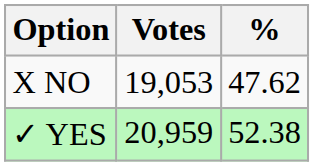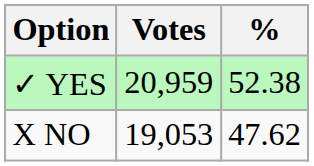rows swapped: (60, 134) <-> (52, 81)
